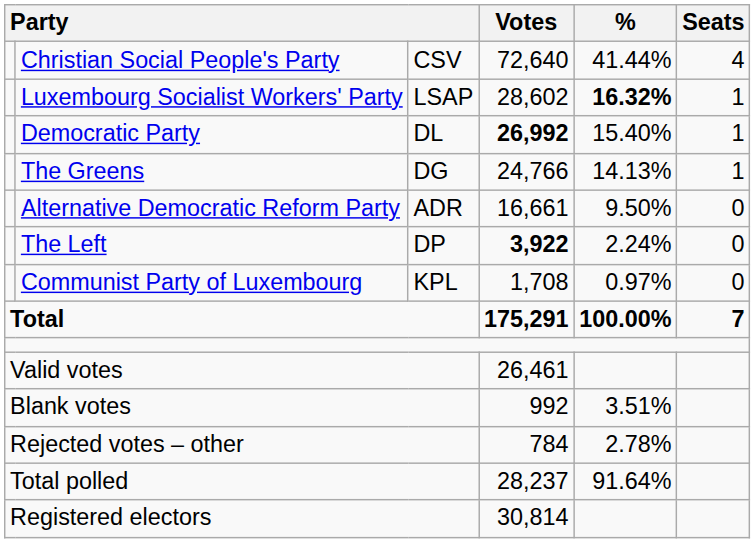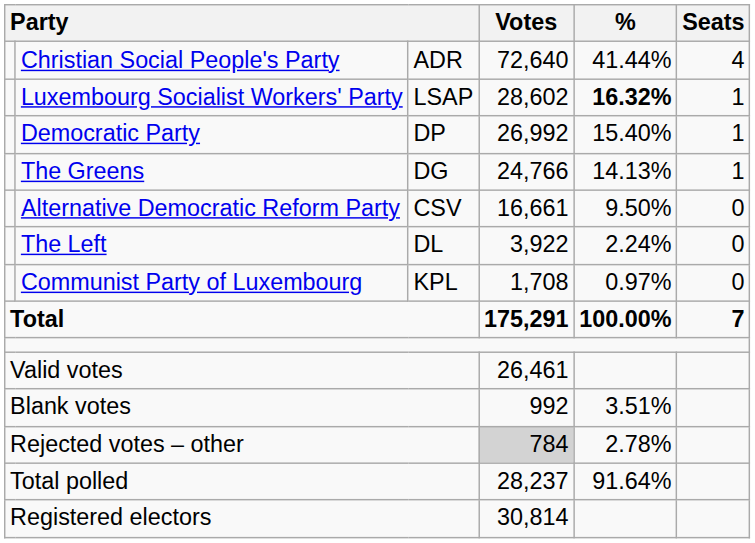(438, 60) CSV -> (438, 60) ADR
(428, 134) DL -> (430, 134) DP
(533, 134) bold -> (533, 134) normal
(438, 208) ADR -> (438, 208) CSV
(430, 245) DP -> (428, 245) DL
(539, 245) bold -> (539, 245) normal
(549, 444) no background -> (549, 444) lightgrey background
